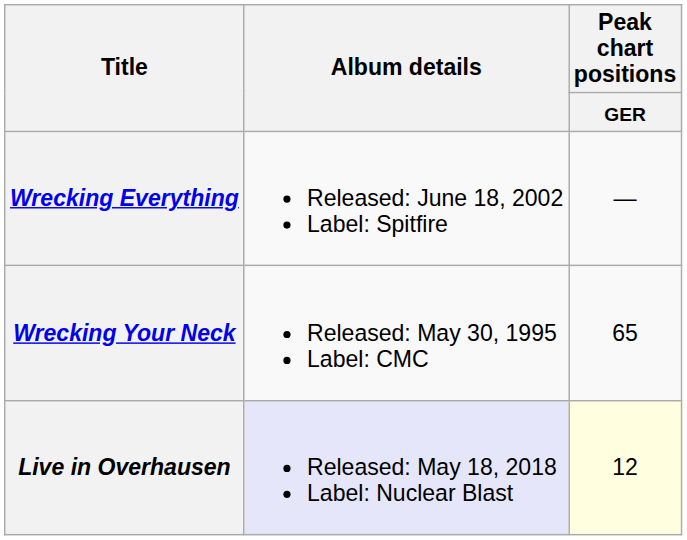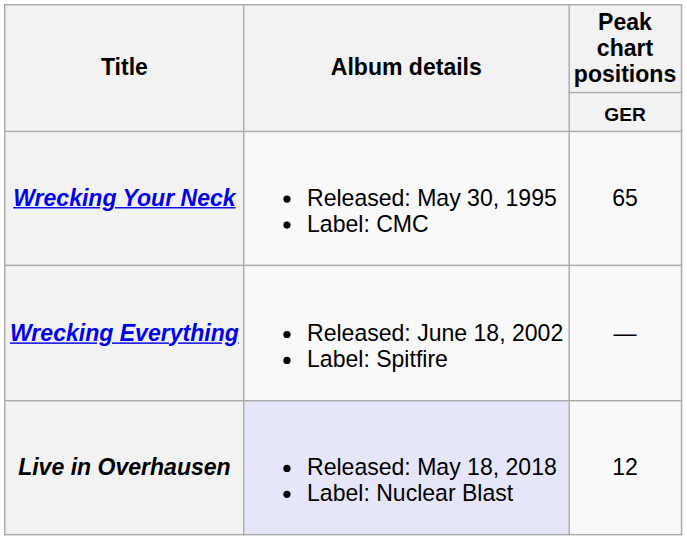rows swapped: (124, 332) <-> (124, 198)
(625, 467) lightyellow background -> (625, 467) no background
